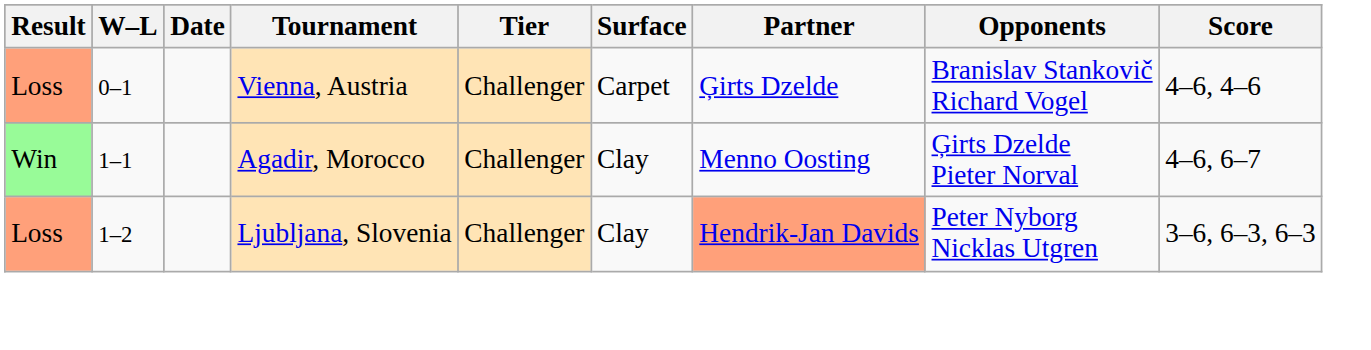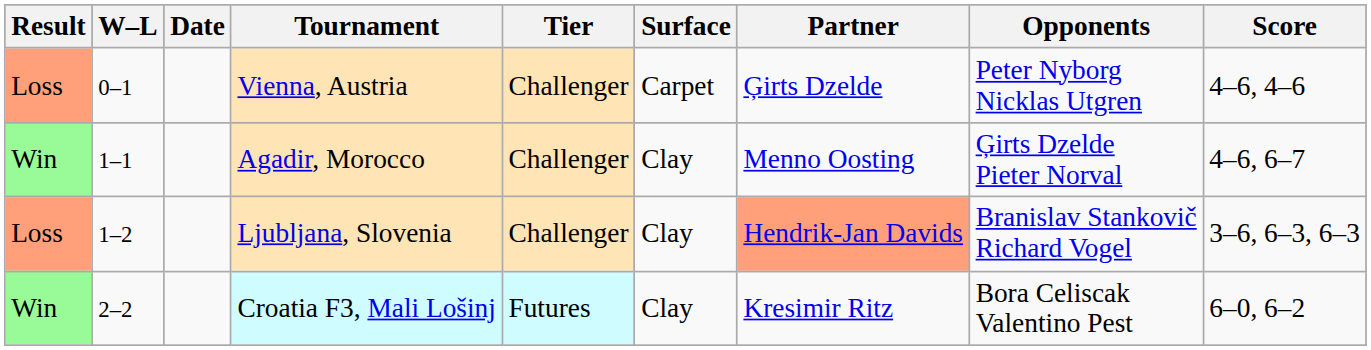(1042, 84) Branislav Stankovič Richard Vogel -> (1059, 84) Peter Nyborg Nicklas Utgren
(1015, 233) Peter Nyborg Nicklas Utgren -> (1086, 233) Branislav Stankovič Richard Vogel
+ row: (367, 307)
